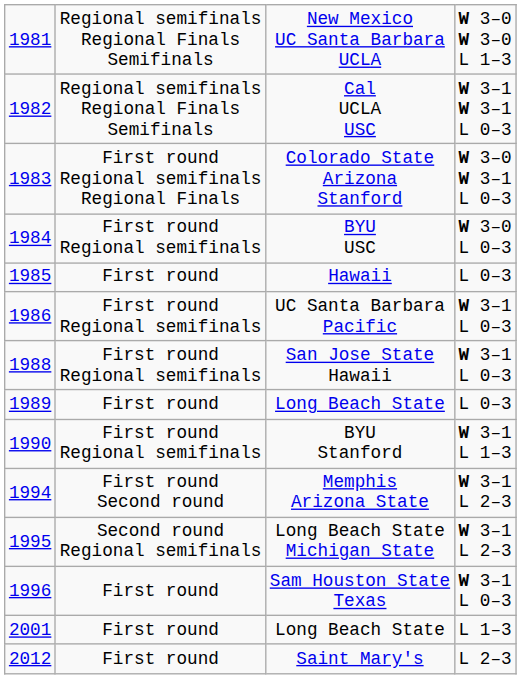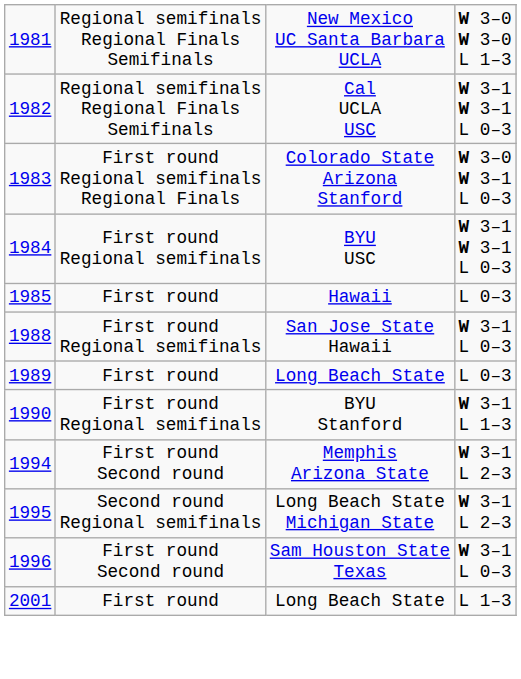(485, 238) W 3–0 L 0–3 -> (485, 248) W 3–1 W 3–1 L 0–3
- row: (30, 316)
(161, 591) First round -> (161, 562) First round Second round
- row: (30, 659)
